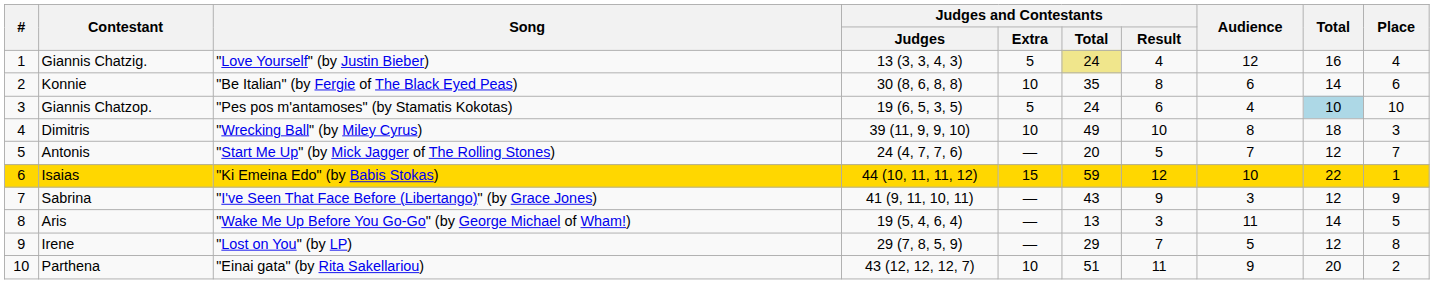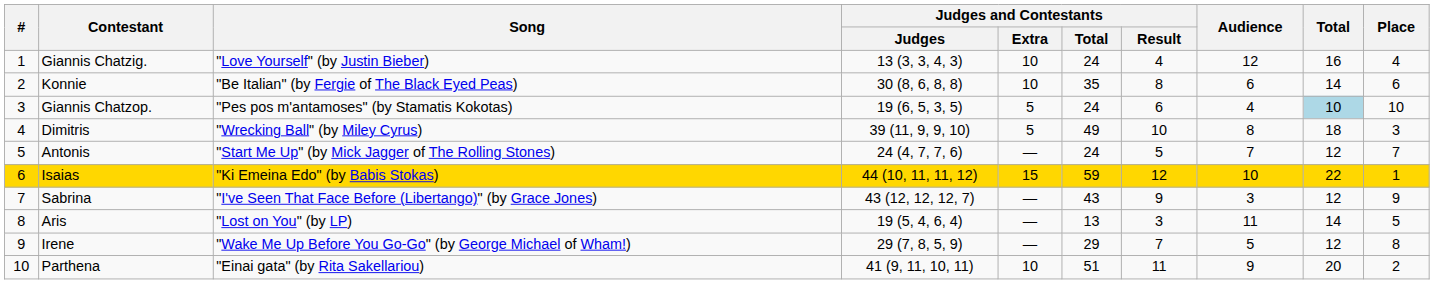(1030, 61) 5 -> (1030, 61) 10
(1092, 61) khaki background -> (1092, 61) no background
(1030, 130) 10 -> (1030, 130) 5
(1092, 152) 20 -> (1092, 152) 24
(920, 198) 41 (9, 11, 10, 11) -> (920, 198) 43 (12, 12, 12, 7)
(424, 221) "Wake Me Up Before You Go-Go" (by George Michael of Wham!) -> (284, 221) "Lost on You" (by LP)
(284, 244) "Lost on You" (by LP) -> (424, 244) "Wake Me Up Before You Go-Go" (by George Michael of Wham!)
(920, 267) 43 (12, 12, 12, 7) -> (920, 267) 41 (9, 11, 10, 11)
